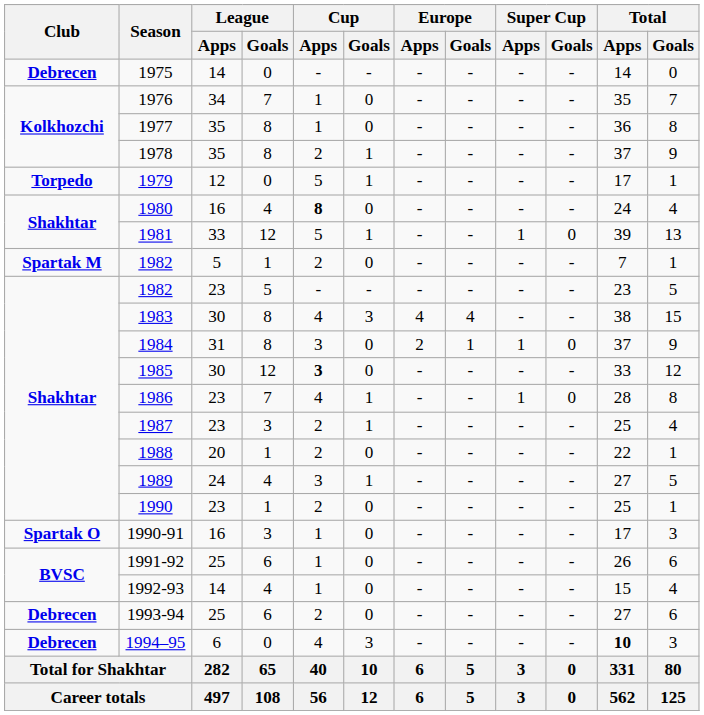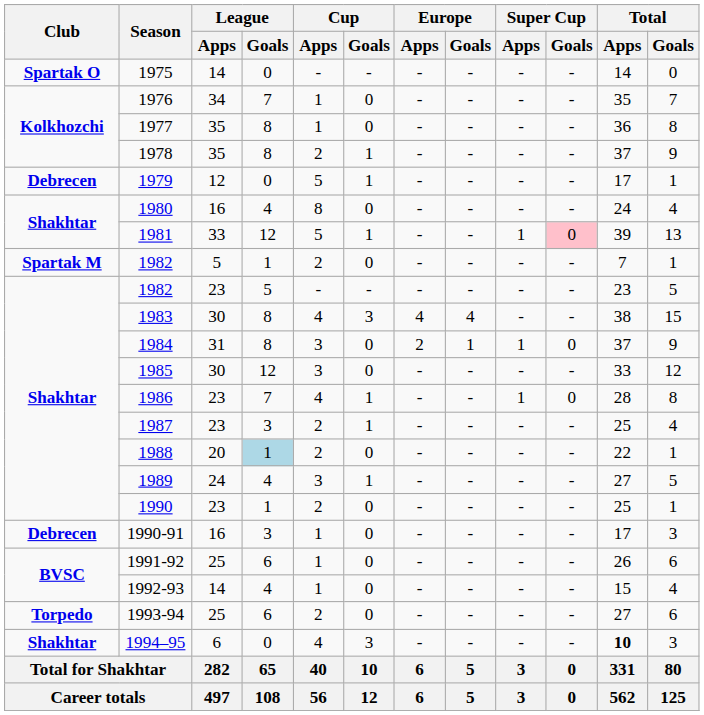(62, 72) Debrecen -> (62, 72) Spartak O
(62, 180) Torpedo -> (62, 180) Debrecen
(318, 208) bold -> (318, 208) normal
(572, 235) no background -> (572, 235) pink background
(318, 371) bold -> (318, 371) normal
(268, 452) no background -> (268, 452) lightblue background
(62, 533) Spartak O -> (62, 533) Debrecen
(62, 615) Debrecen -> (62, 615) Torpedo
(62, 642) Debrecen -> (62, 642) Shakhtar
